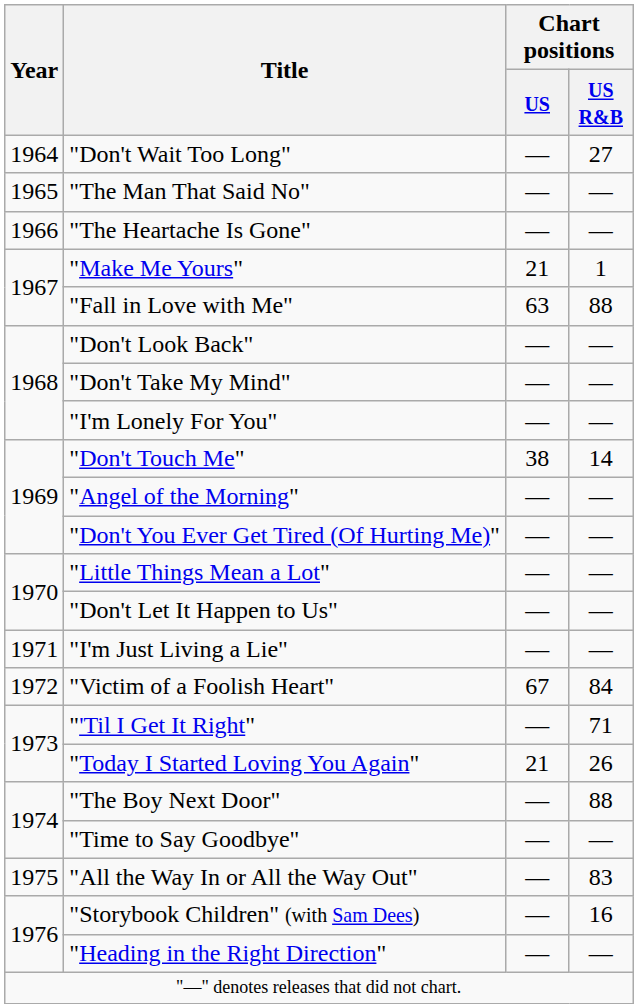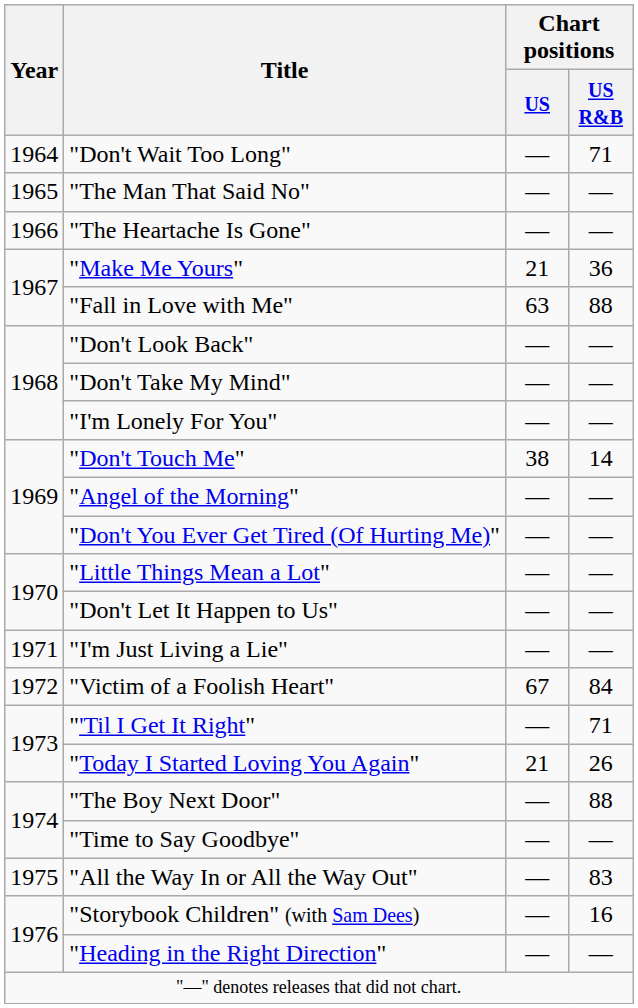(601, 153) 27 -> (601, 153) 71
(601, 267) 1 -> (601, 267) 36
